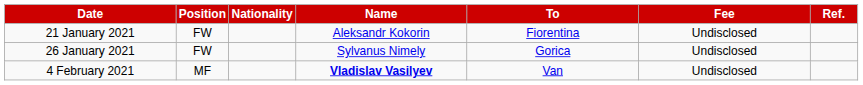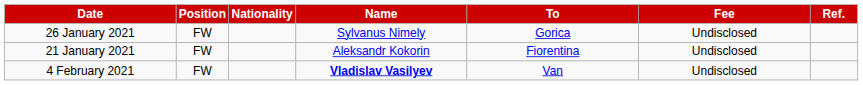rows swapped: (90, 33) <-> (90, 52)
(202, 71) MF -> (202, 71) FW
